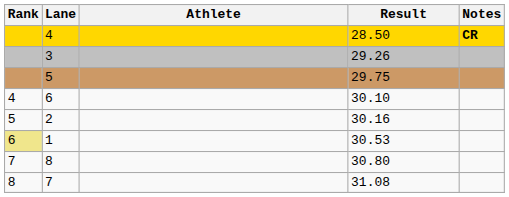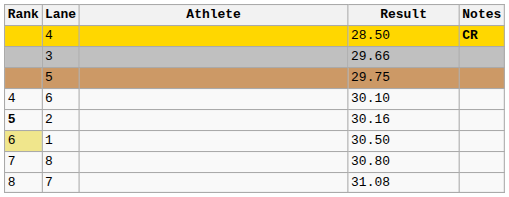(371, 57) 29.26 -> (371, 57) 29.66
(12, 120) normal -> (12, 120) bold
(371, 141) 30.53 -> (371, 141) 30.50
